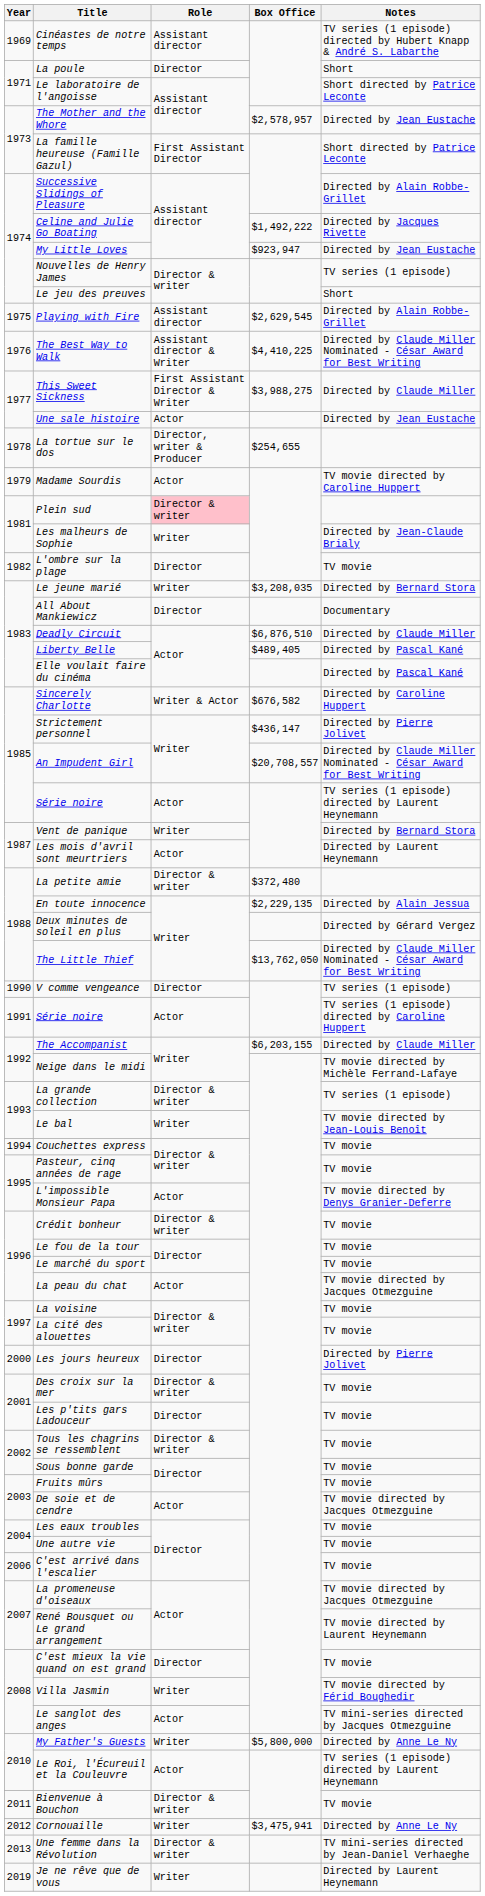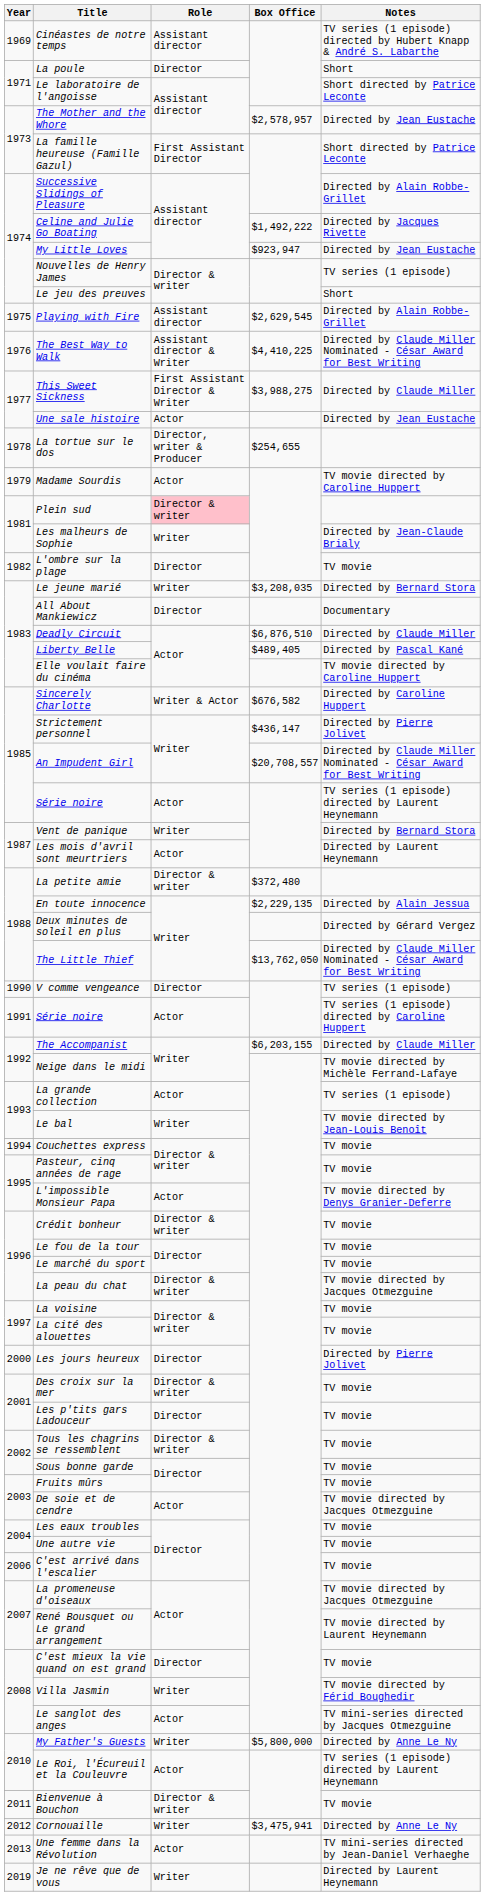(393, 673) Directed by Pascal Kané -> (384, 673) TV movie directed by Caroline Huppert
(184, 1096) Director & writer -> (169, 1096) Actor
(169, 1287) Actor -> (184, 1287) Director & writer
(184, 1849) Director & writer -> (169, 1849) Actor
